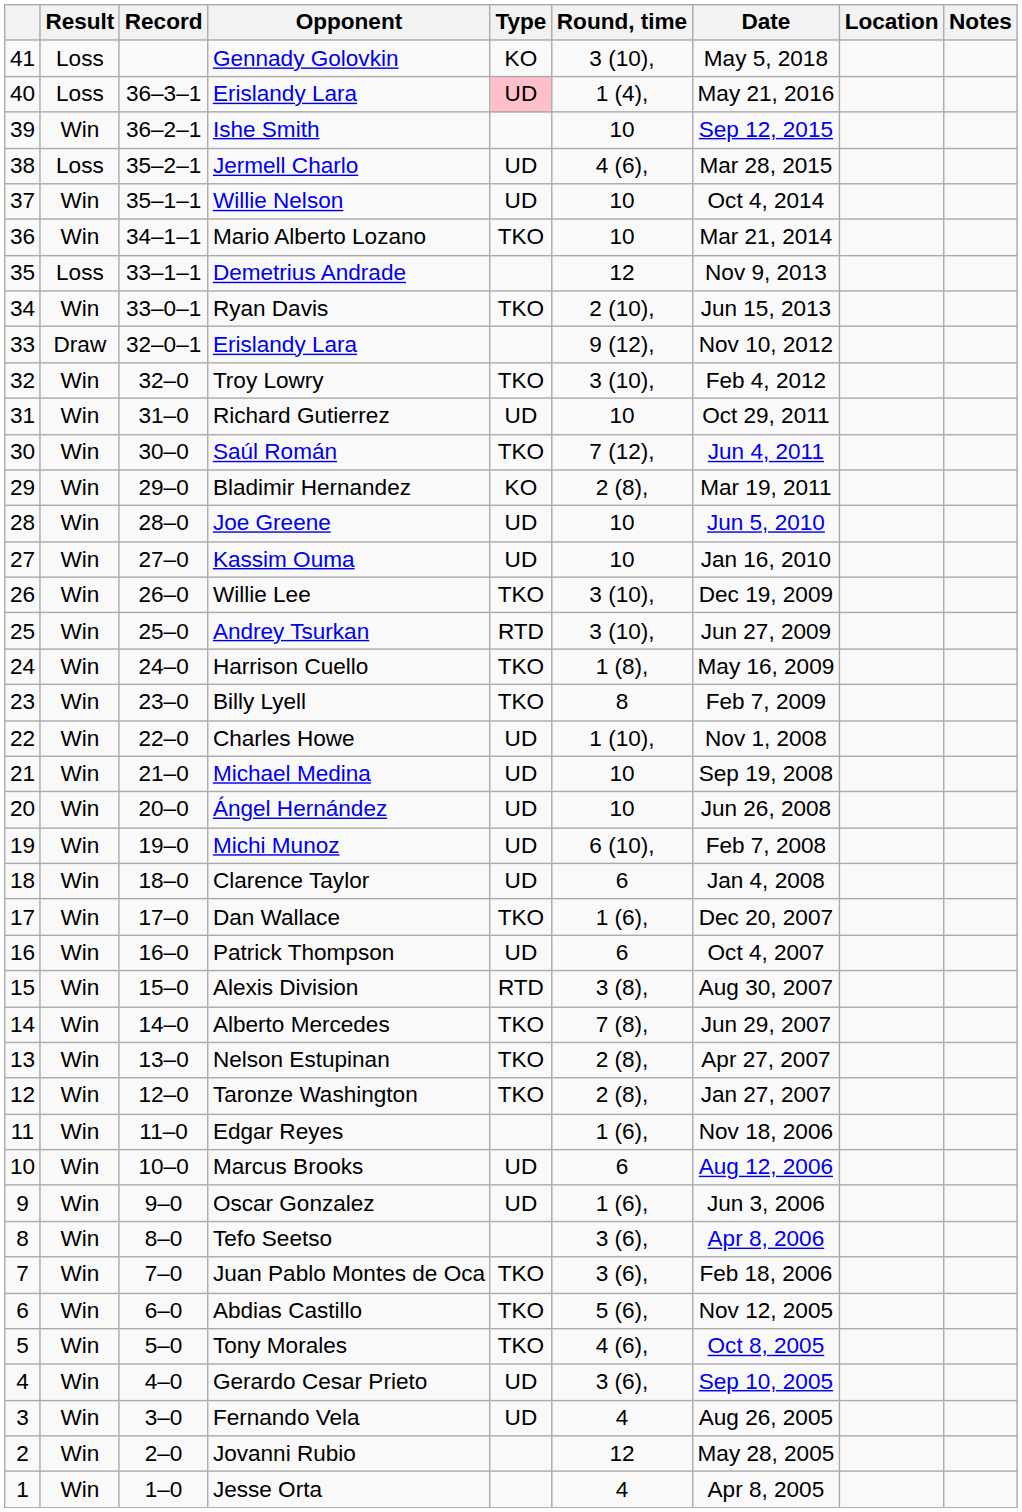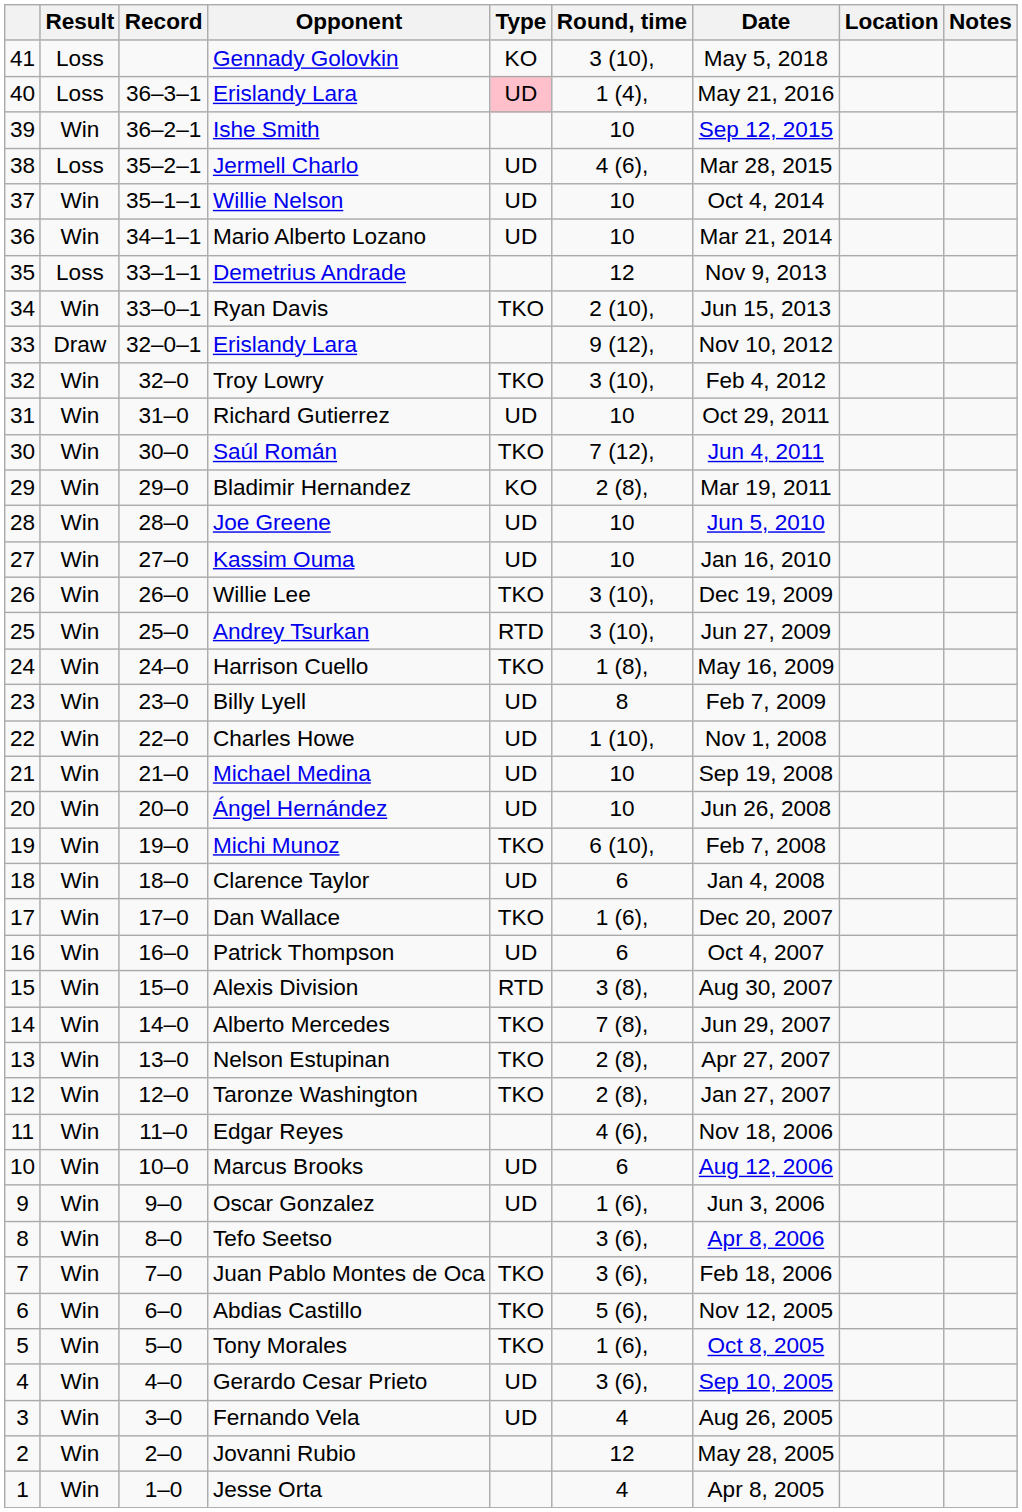(521, 237) TKO -> (521, 237) UD
(521, 702) TKO -> (521, 702) UD
(521, 845) UD -> (521, 845) TKO
(622, 1131) 1 (6), -> (622, 1131) 4 (6),
(622, 1346) 4 (6), -> (622, 1346) 1 (6),
